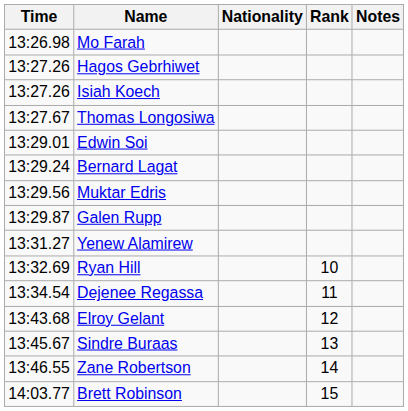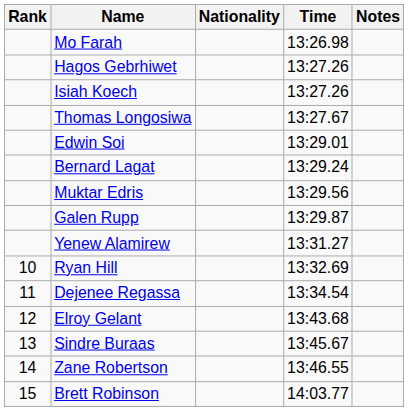columns swapped: (329, 17) <-> (39, 17)
